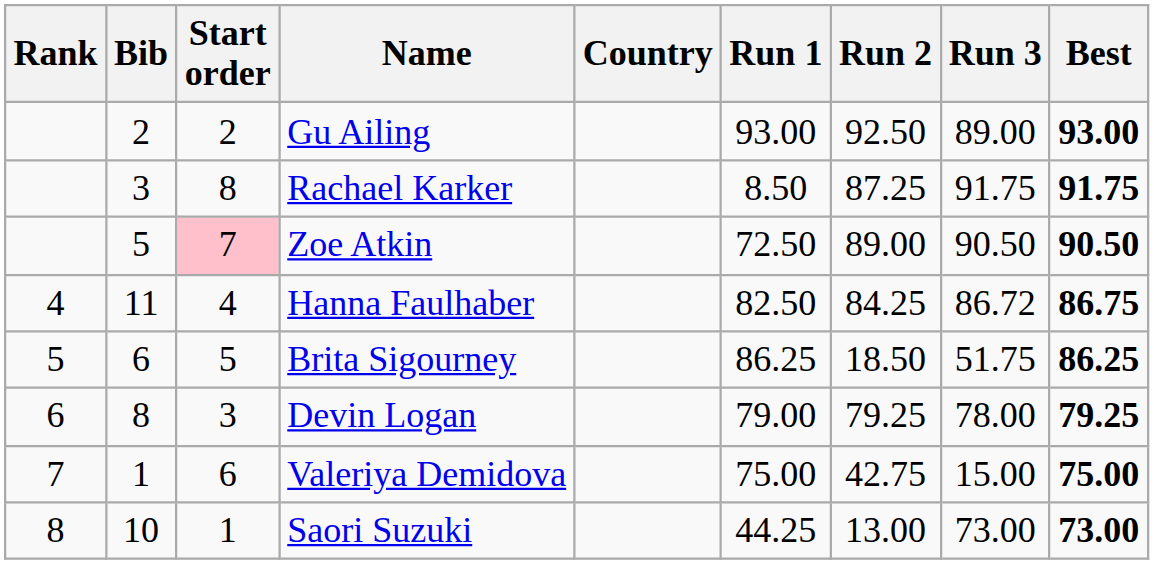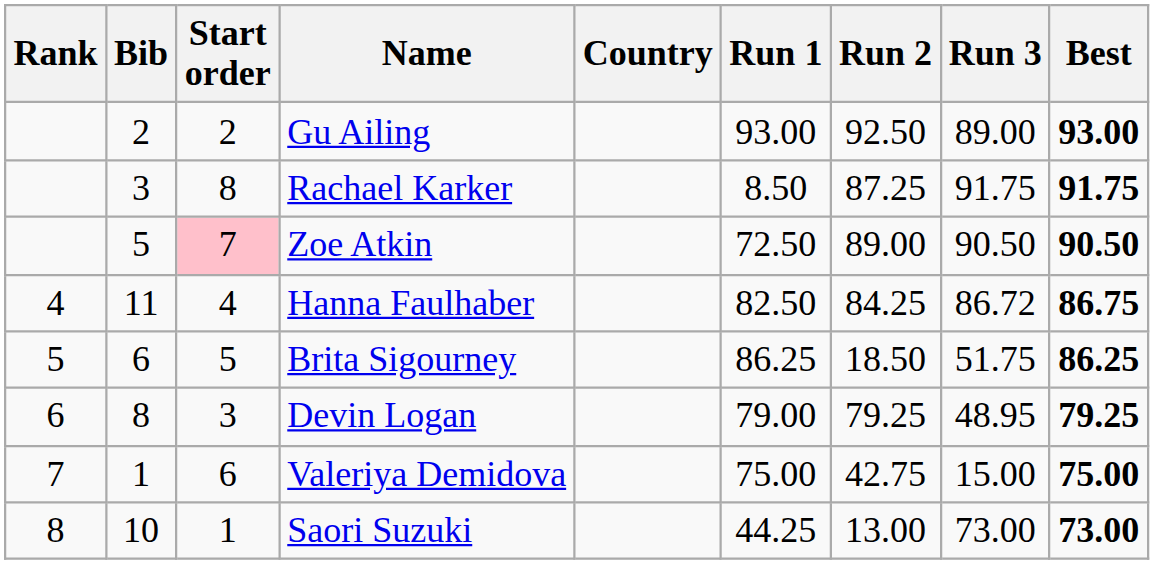(995, 416) 78.00 -> (995, 416) 48.95
